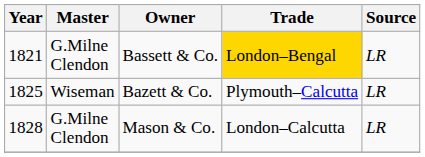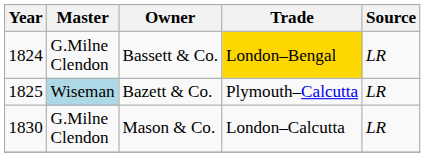(26, 54) 1821 -> (26, 54) 1824
(83, 91) no background -> (83, 91) lightblue background
(26, 128) 1828 -> (26, 128) 1830
